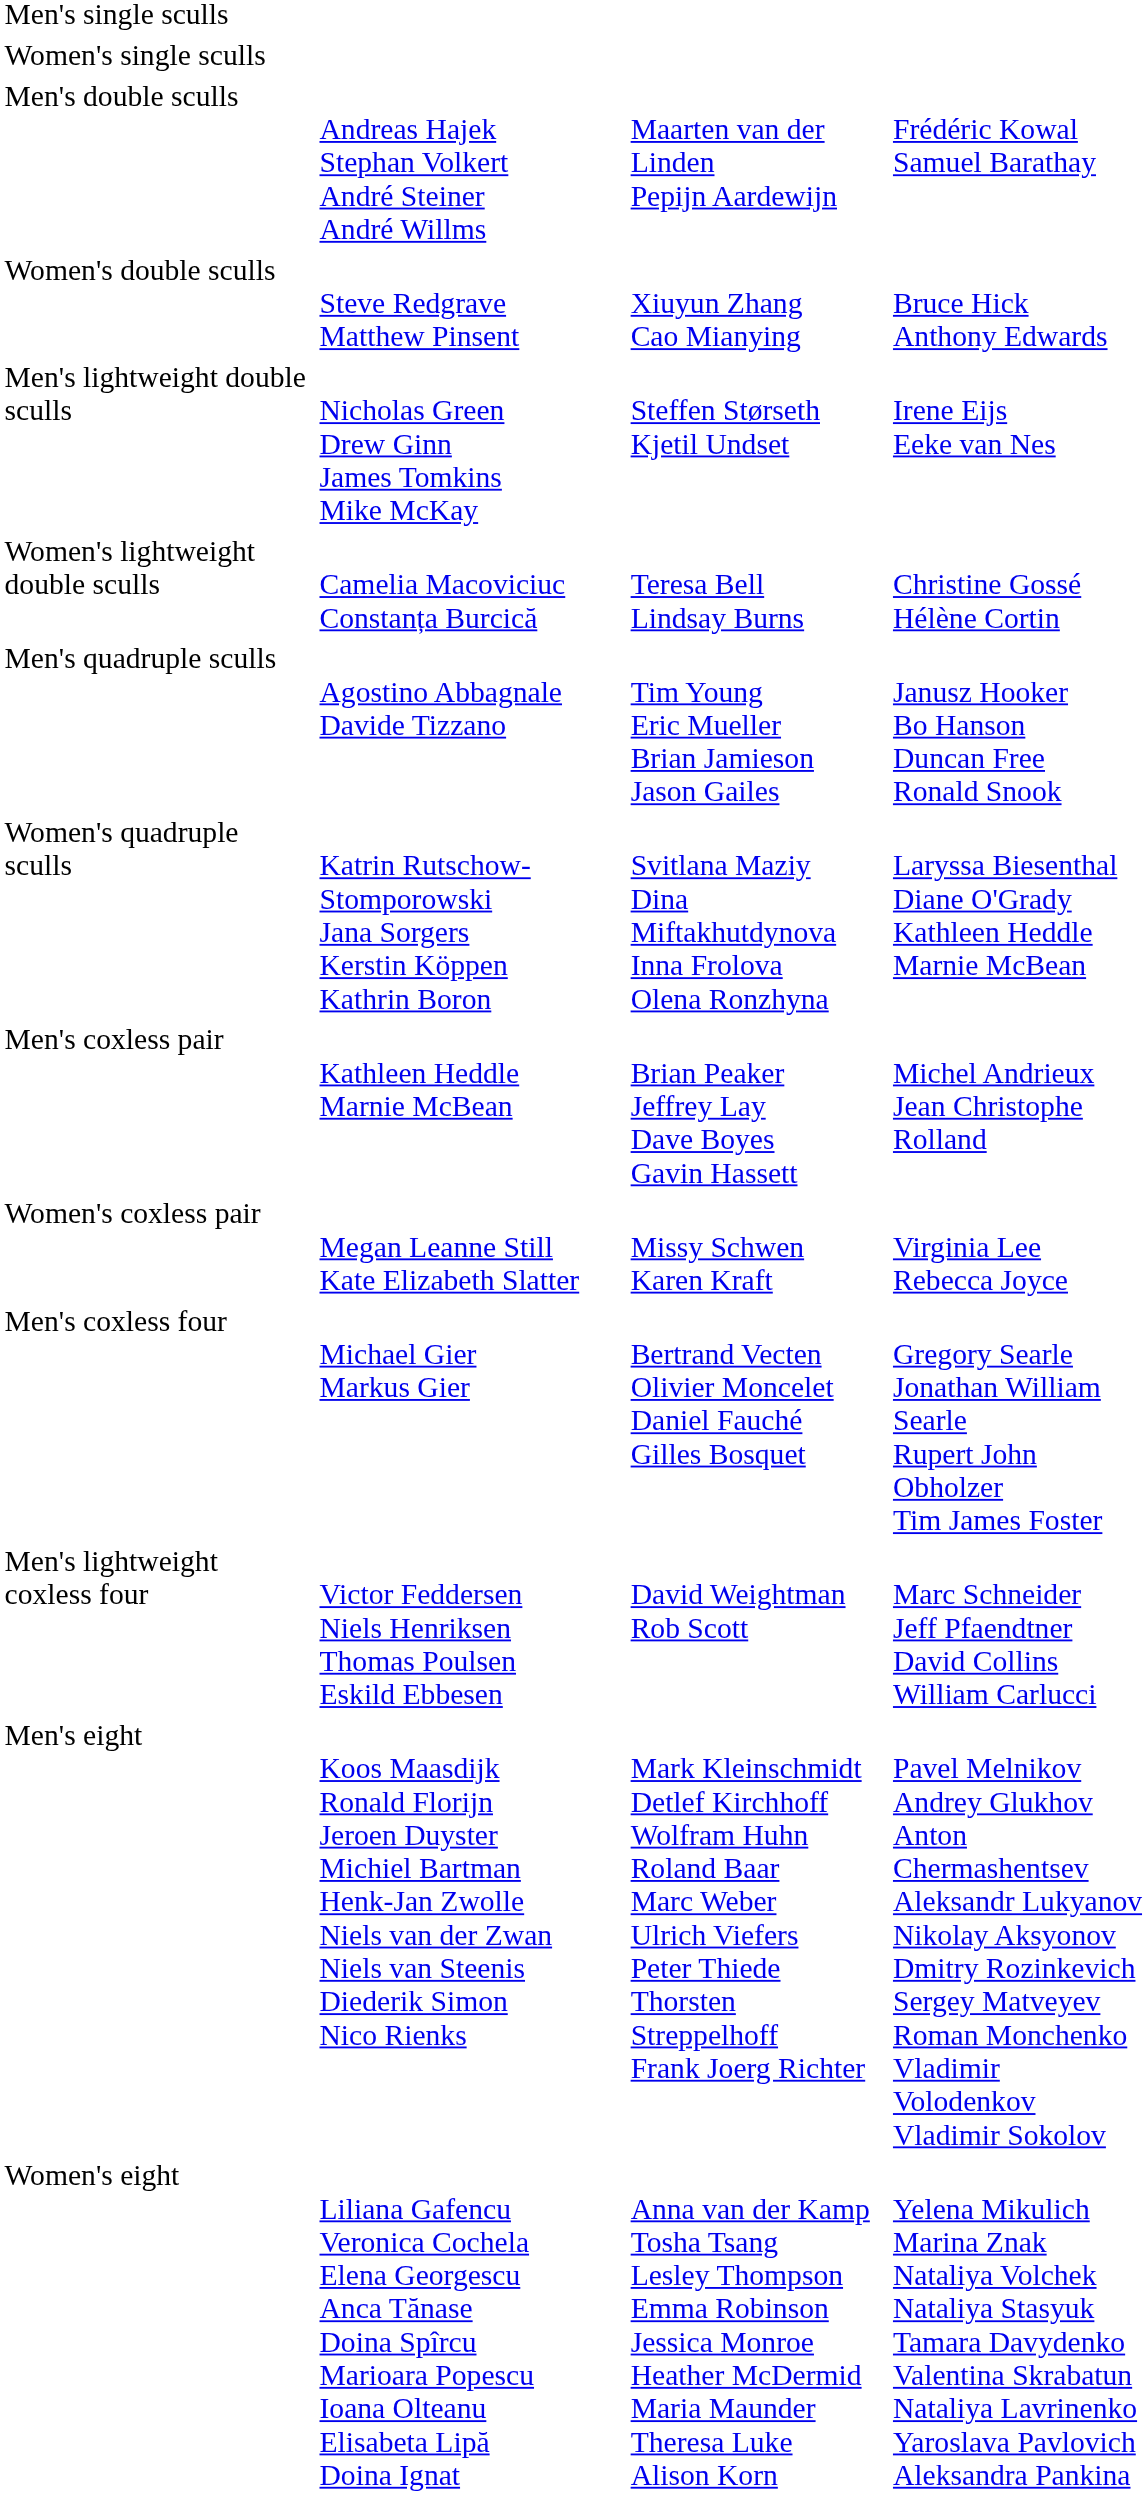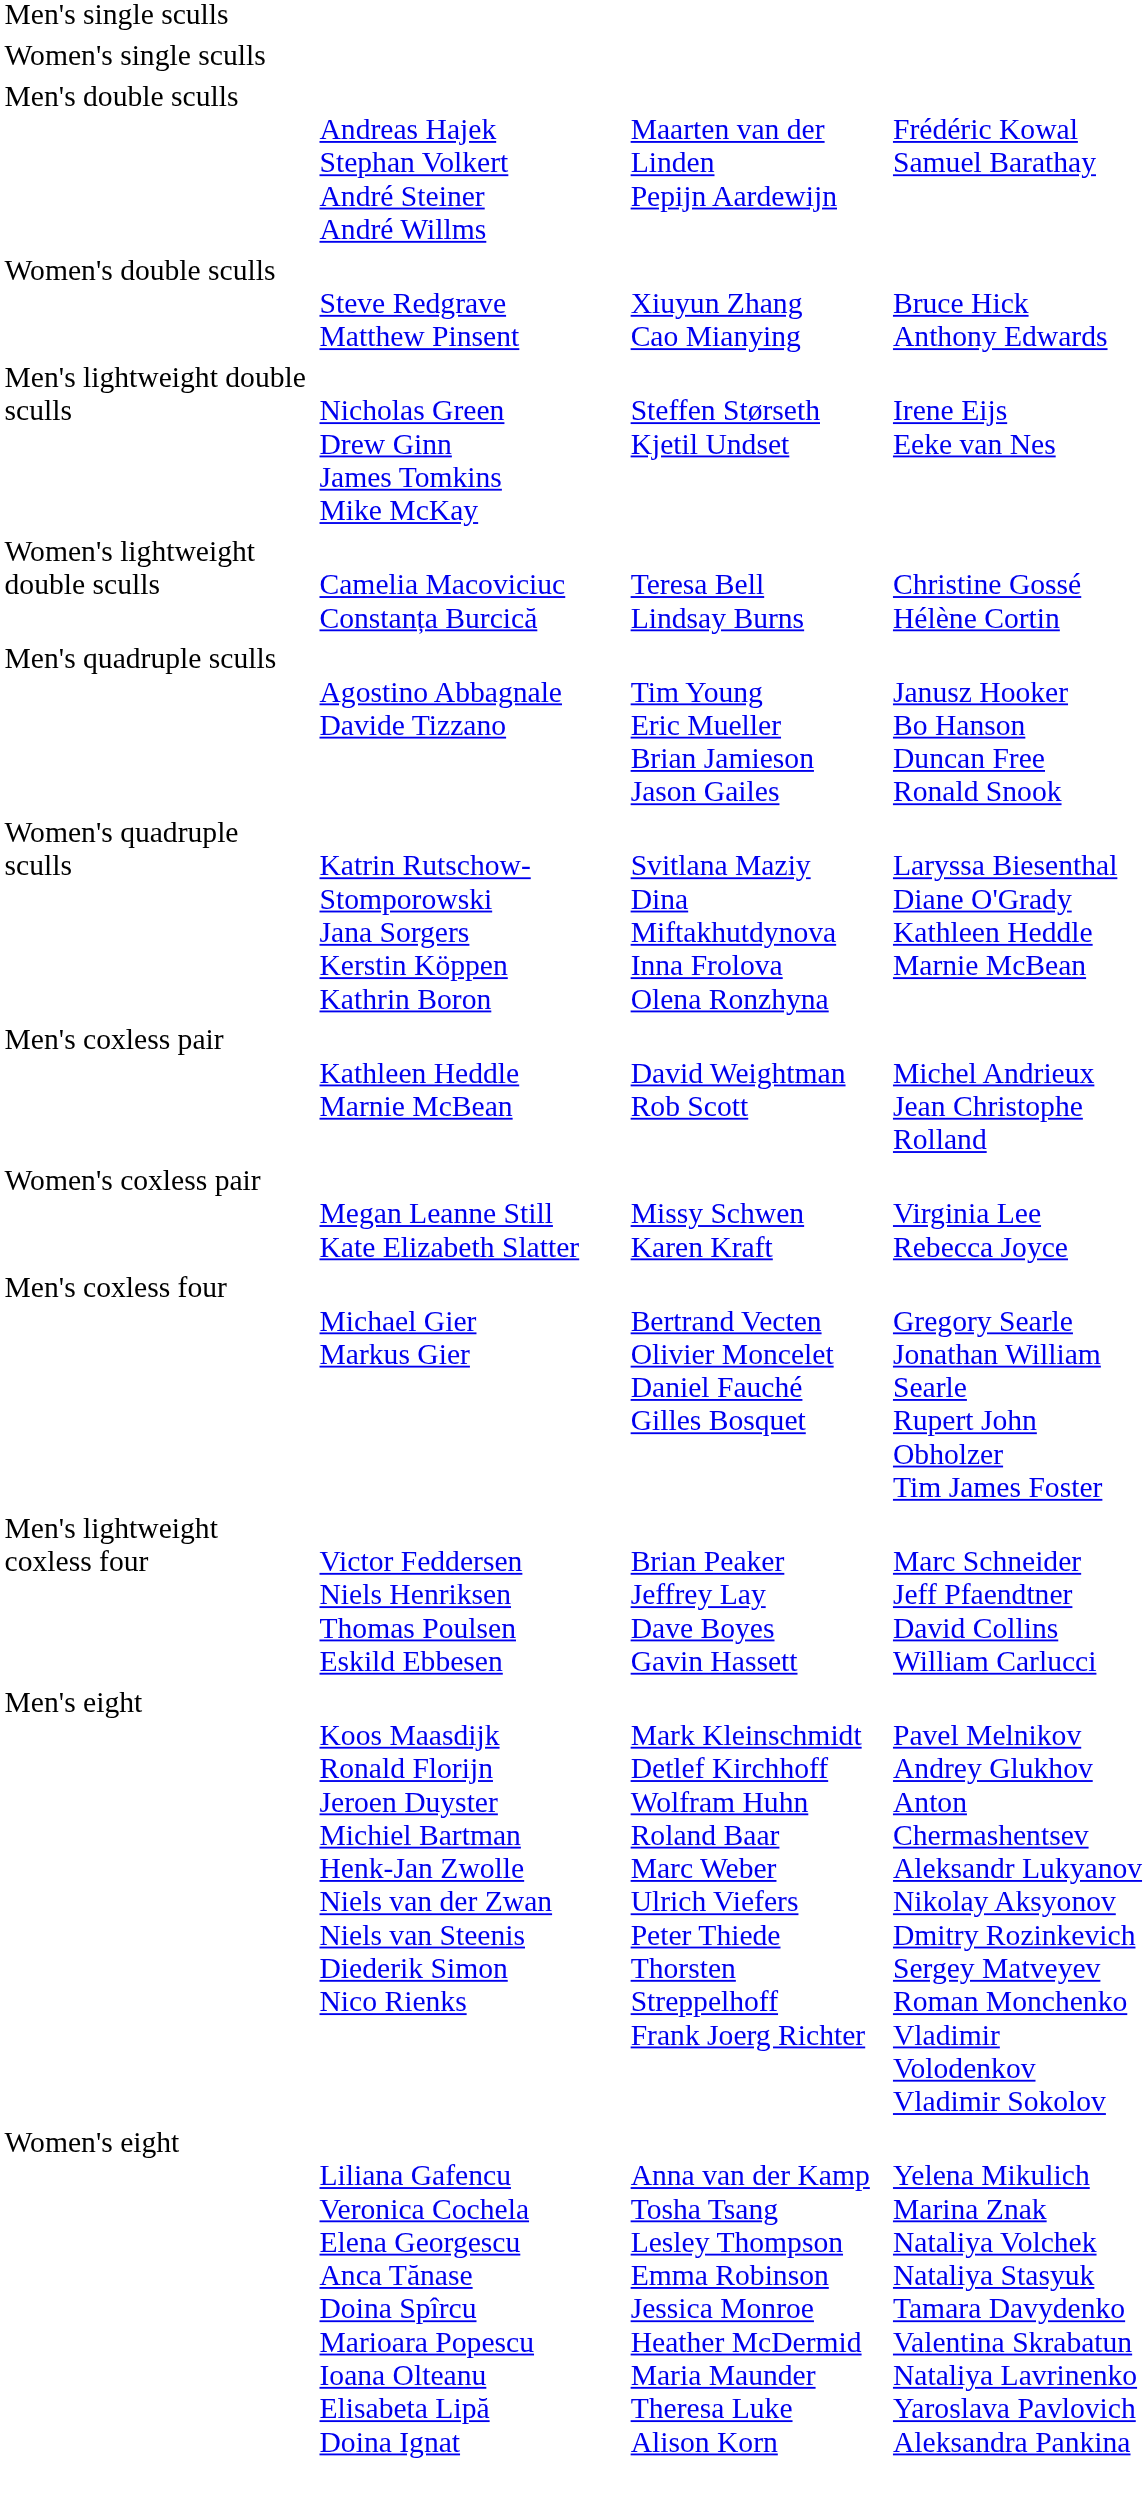(714, 1122) Brian Peaker Jeffrey Lay Dave Boyes Gavin Hassett -> (738, 1089) David Weightman Rob Scott
(738, 1611) David Weightman Rob Scott -> (714, 1611) Brian Peaker Jeffrey Lay Dave Boyes Gavin Hassett
